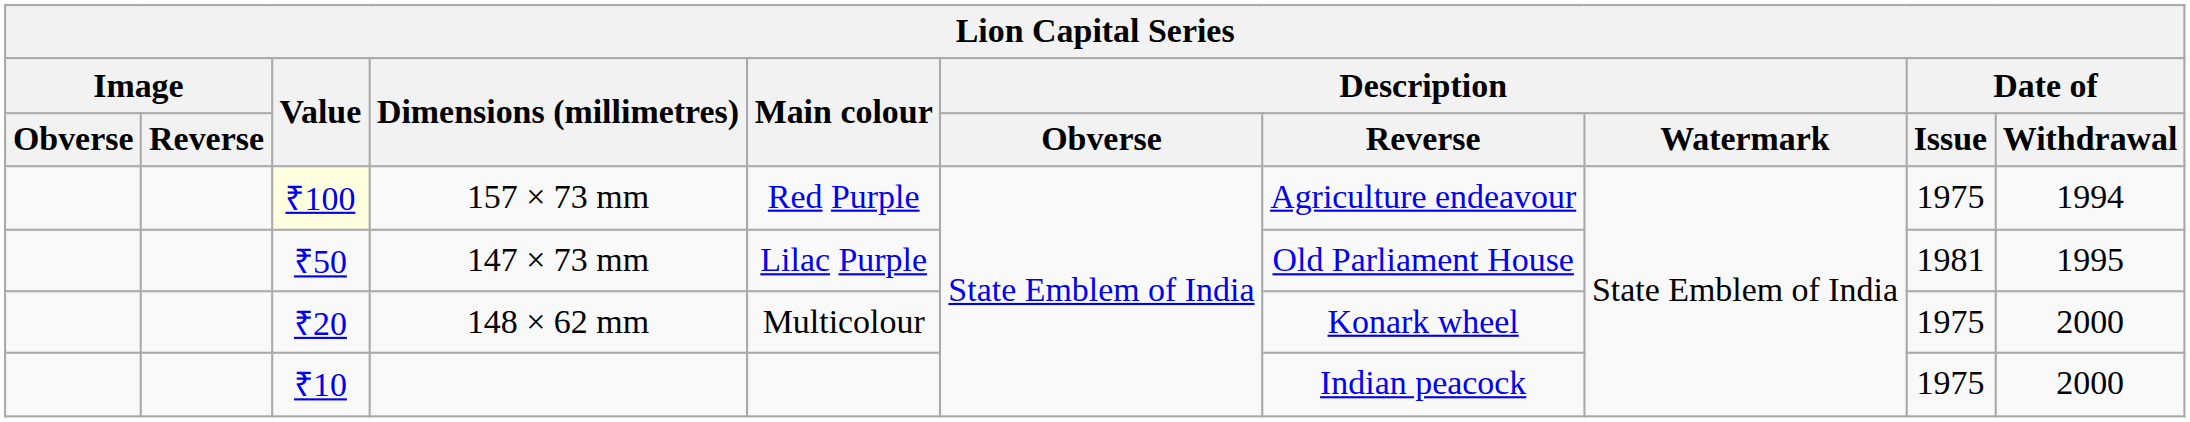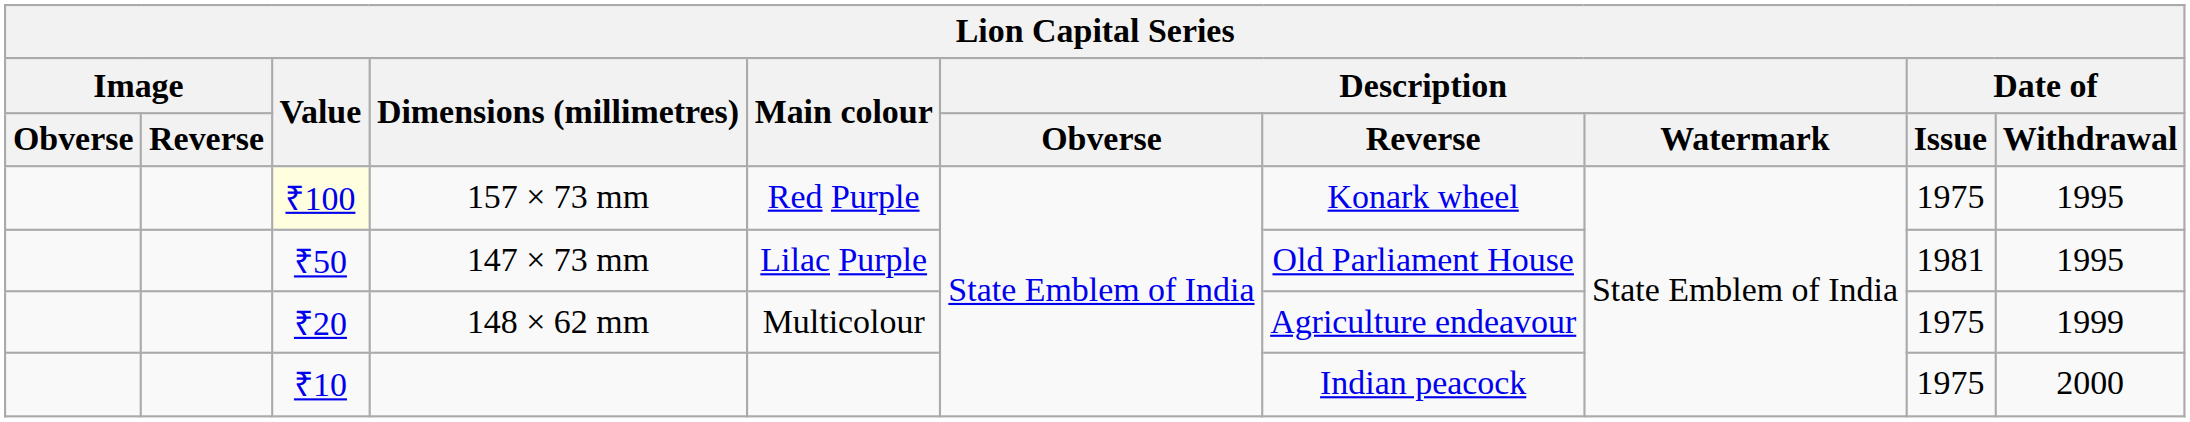(1423, 197) Agriculture endeavour -> (1423, 197) Konark wheel
(2090, 197) 1994 -> (2090, 197) 1995
(1423, 321) Konark wheel -> (1423, 321) Agriculture endeavour
(2090, 321) 2000 -> (2090, 321) 1999
